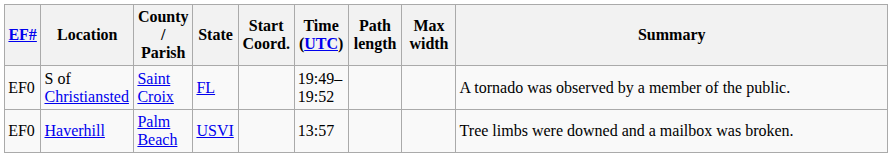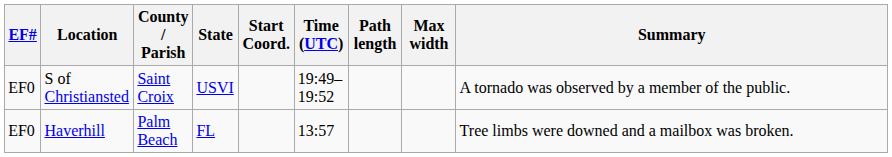(206, 87) FL -> (215, 87) USVI
(215, 130) USVI -> (206, 130) FL
